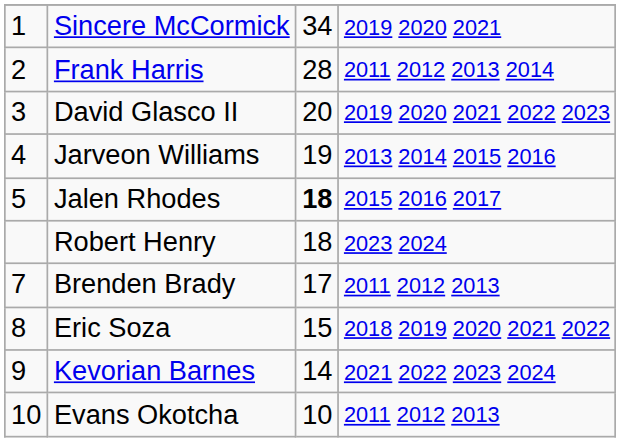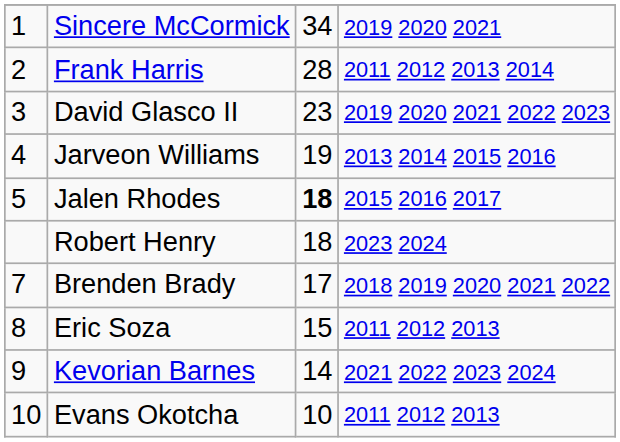(317, 112) 20 -> (317, 112) 23
(422, 285) 2011 2012 2013 -> (477, 285) 2018 2019 2020 2021 2022
(477, 328) 2018 2019 2020 2021 2022 -> (422, 328) 2011 2012 2013
